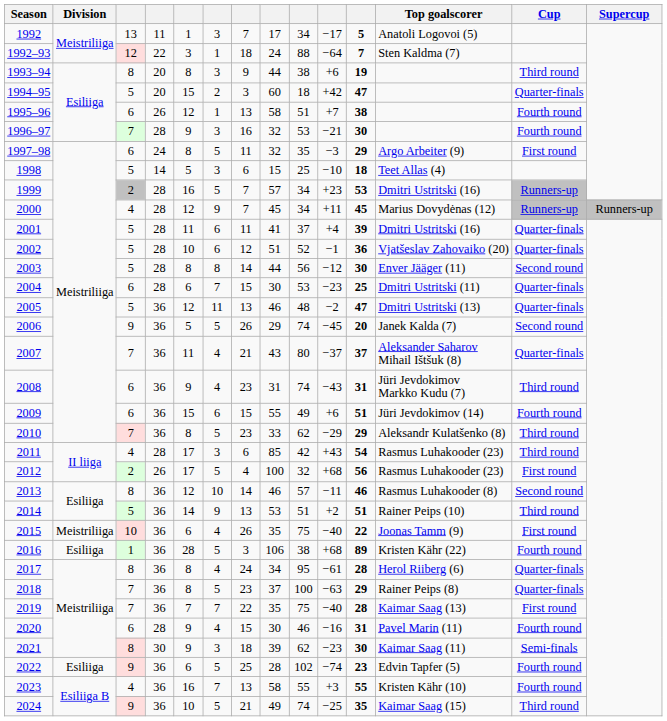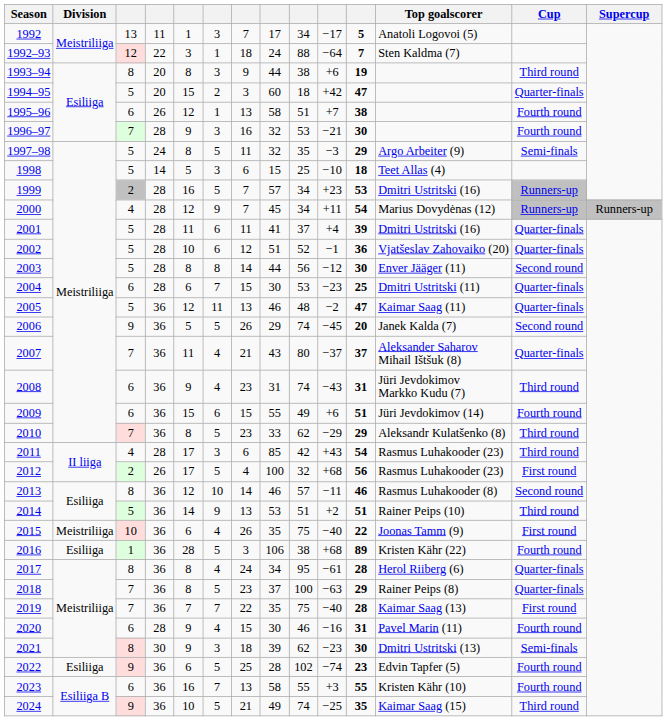(131, 151) 6 -> (131, 151) 5
(549, 151) First round -> (549, 151) Semi-finals
(361, 209) 45 -> (361, 209) 54
(429, 307) Dmitri Ustritski (13) -> (422, 307) Kaimar Saag (11)
(422, 647) Kaimar Saag (11) -> (429, 647) Dmitri Ustritski (13)
(131, 686) 4 -> (131, 686) 6
